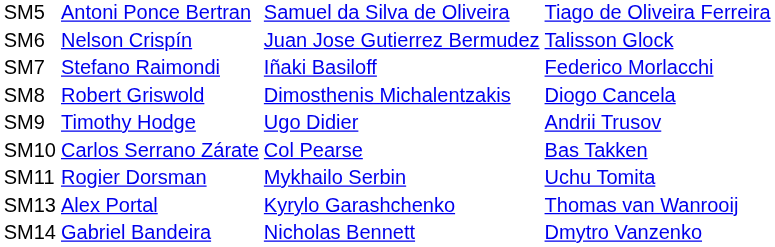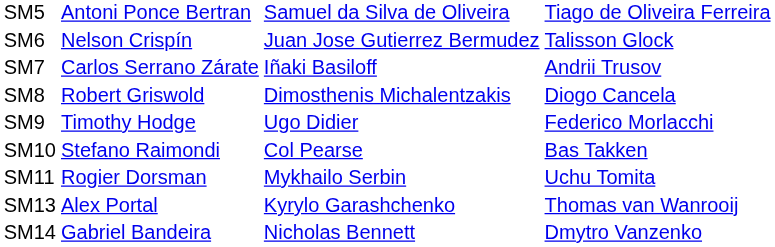(140, 67) Stefano Raimondi -> (160, 67) Carlos Serrano Zárate
(629, 67) Federico Morlacchi -> (603, 67) Andrii Trusov
(603, 122) Andrii Trusov -> (629, 122) Federico Morlacchi
(160, 150) Carlos Serrano Zárate -> (140, 150) Stefano Raimondi
